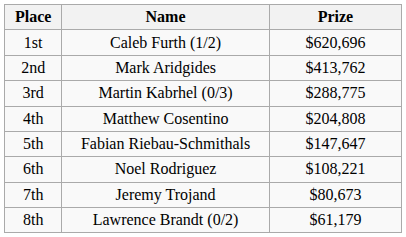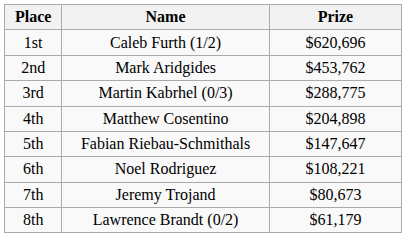(335, 67) $413,762 -> (335, 67) $453,762
(335, 118) $204,808 -> (335, 118) $204,898
